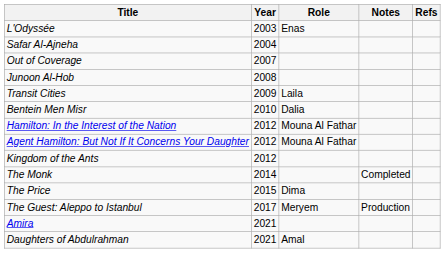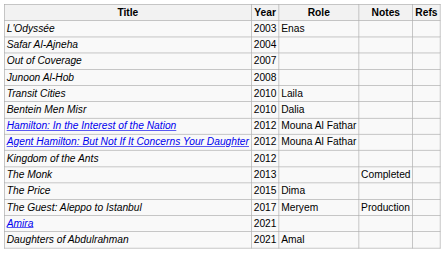(265, 93) 2009 -> (265, 93) 2010
(265, 175) 2014 -> (265, 175) 2013
